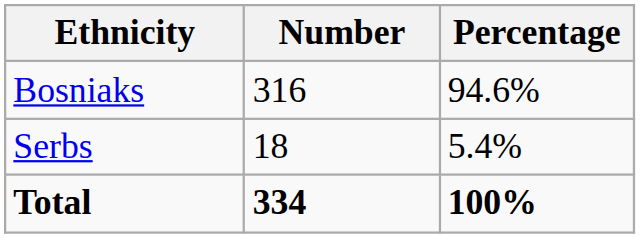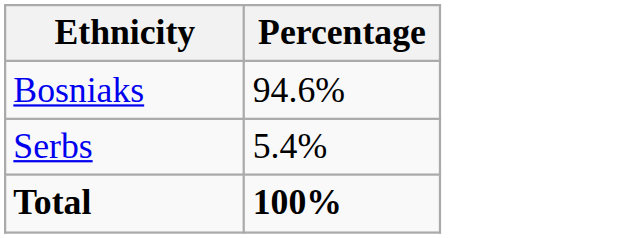- column: (342, 32)
